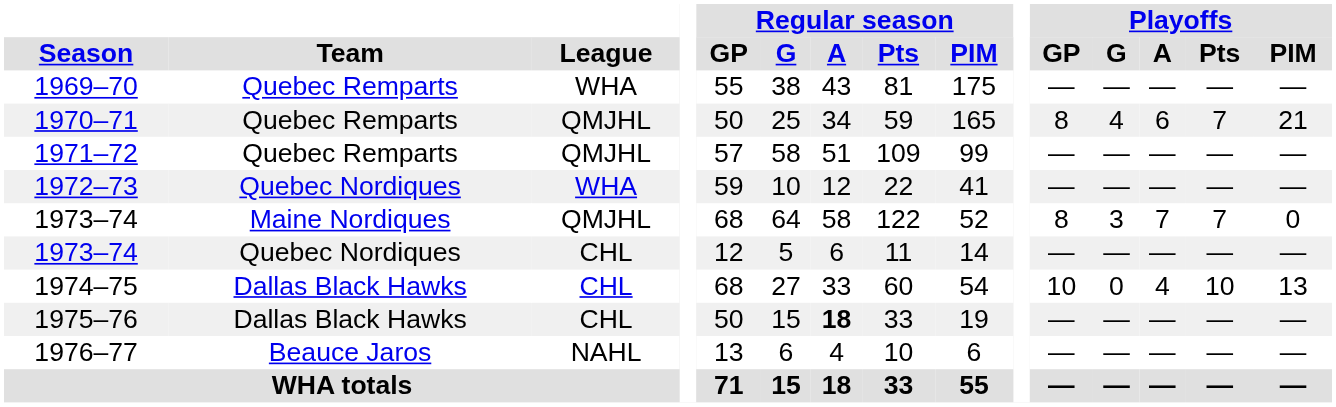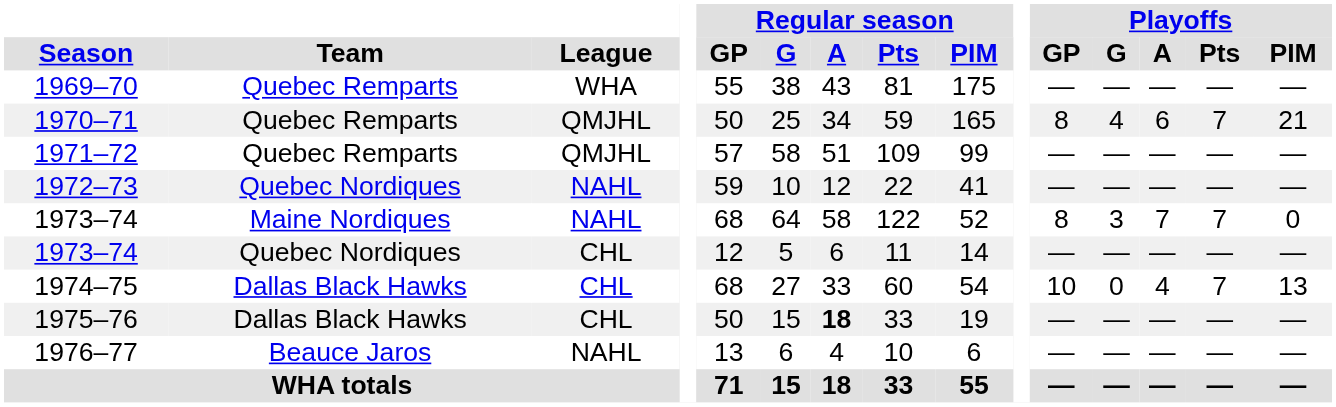(606, 186) WHA -> (606, 186) NAHL
(606, 219) QMJHL -> (606, 219) NAHL
(1220, 285) 10 -> (1220, 285) 7
